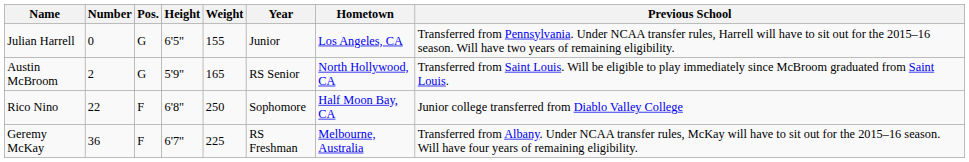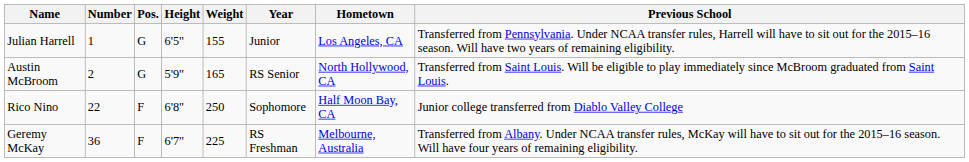(91, 40) 0 -> (91, 40) 1
